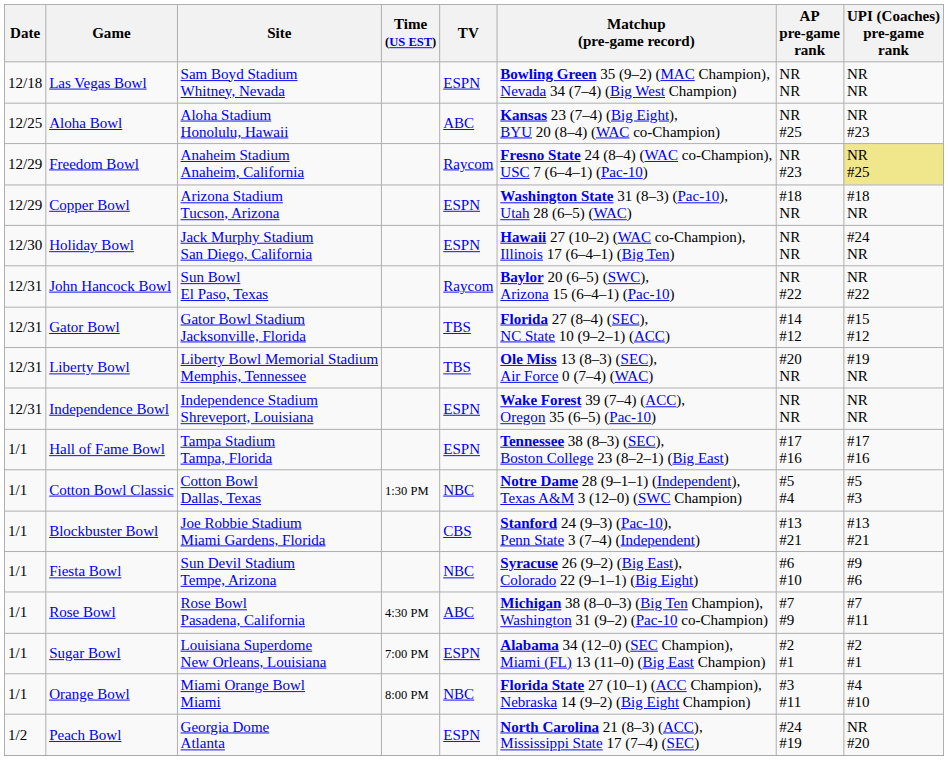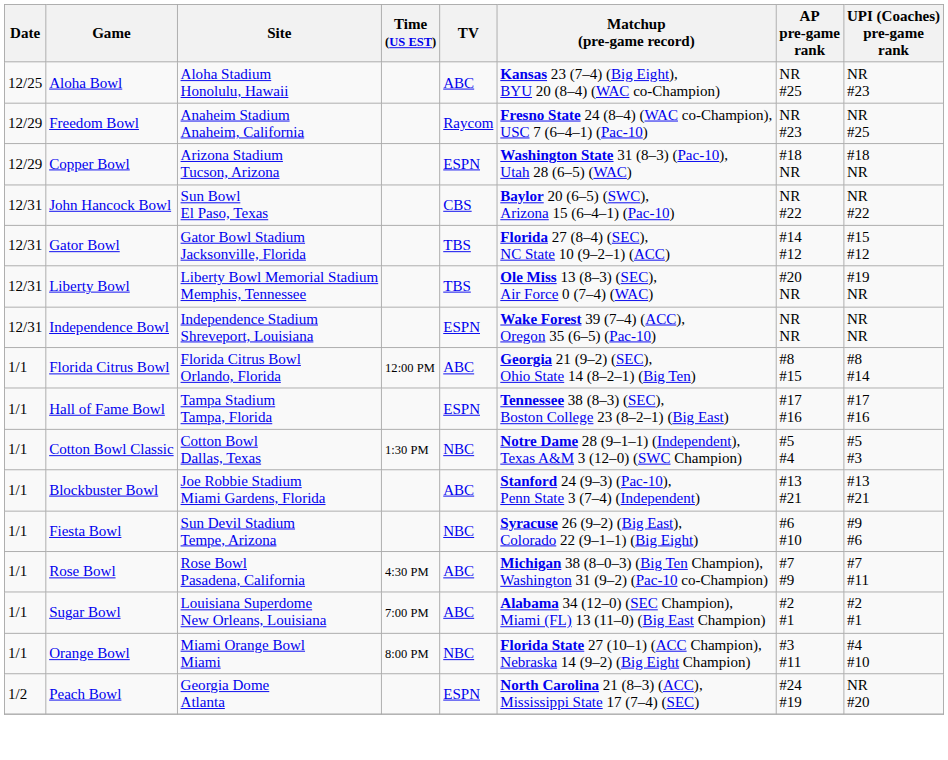- row: (98, 82)
(858, 164) khaki background -> (858, 123) no background
- row: (92, 245)
(468, 286) Raycom -> (457, 204) CBS
+ row: (109, 367)
(457, 531) CBS -> (459, 490) ABC
(462, 653) ESPN -> (459, 612) ABC
